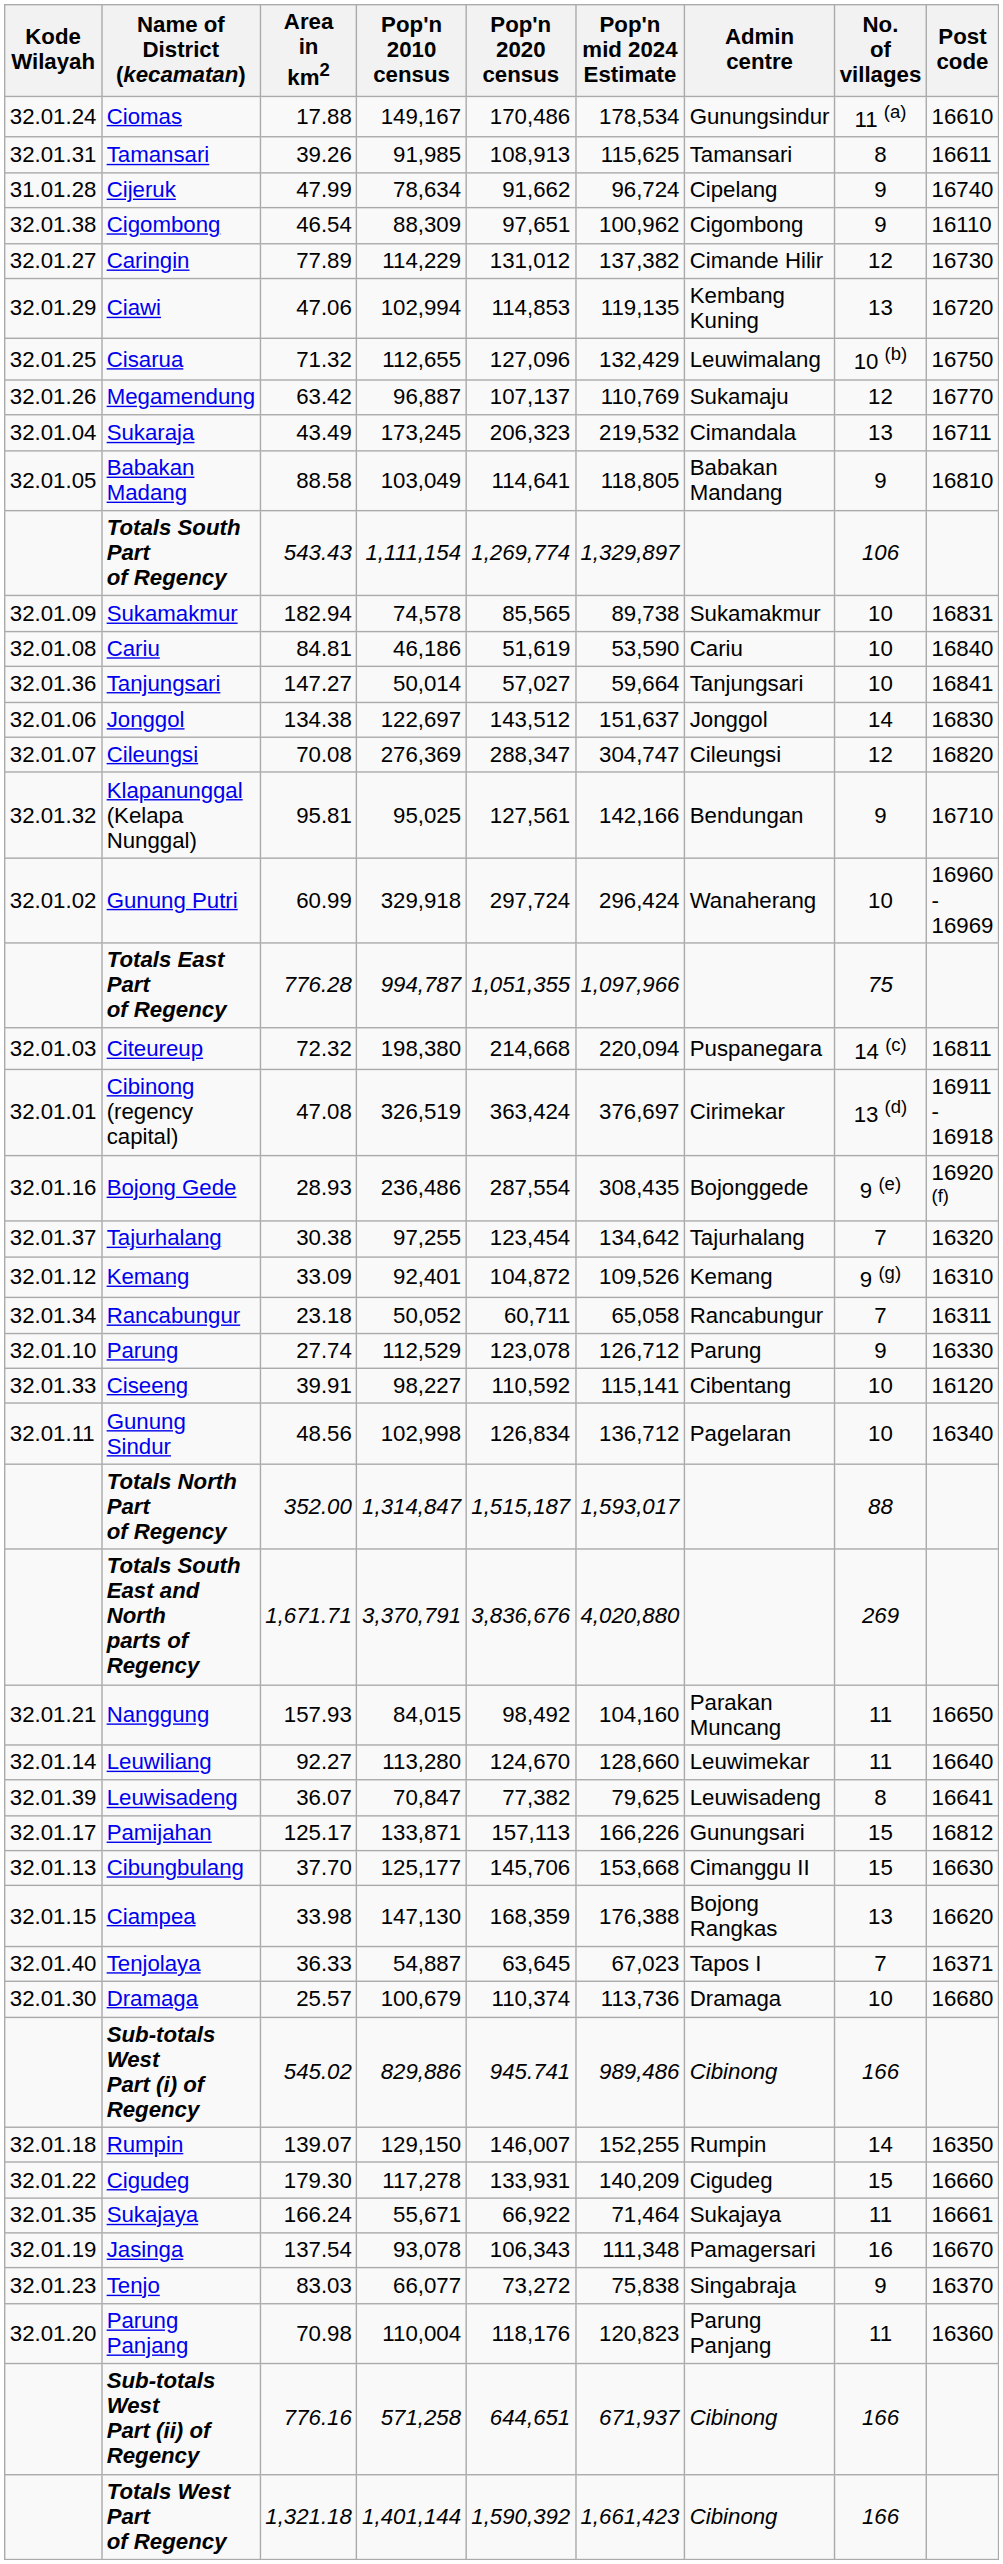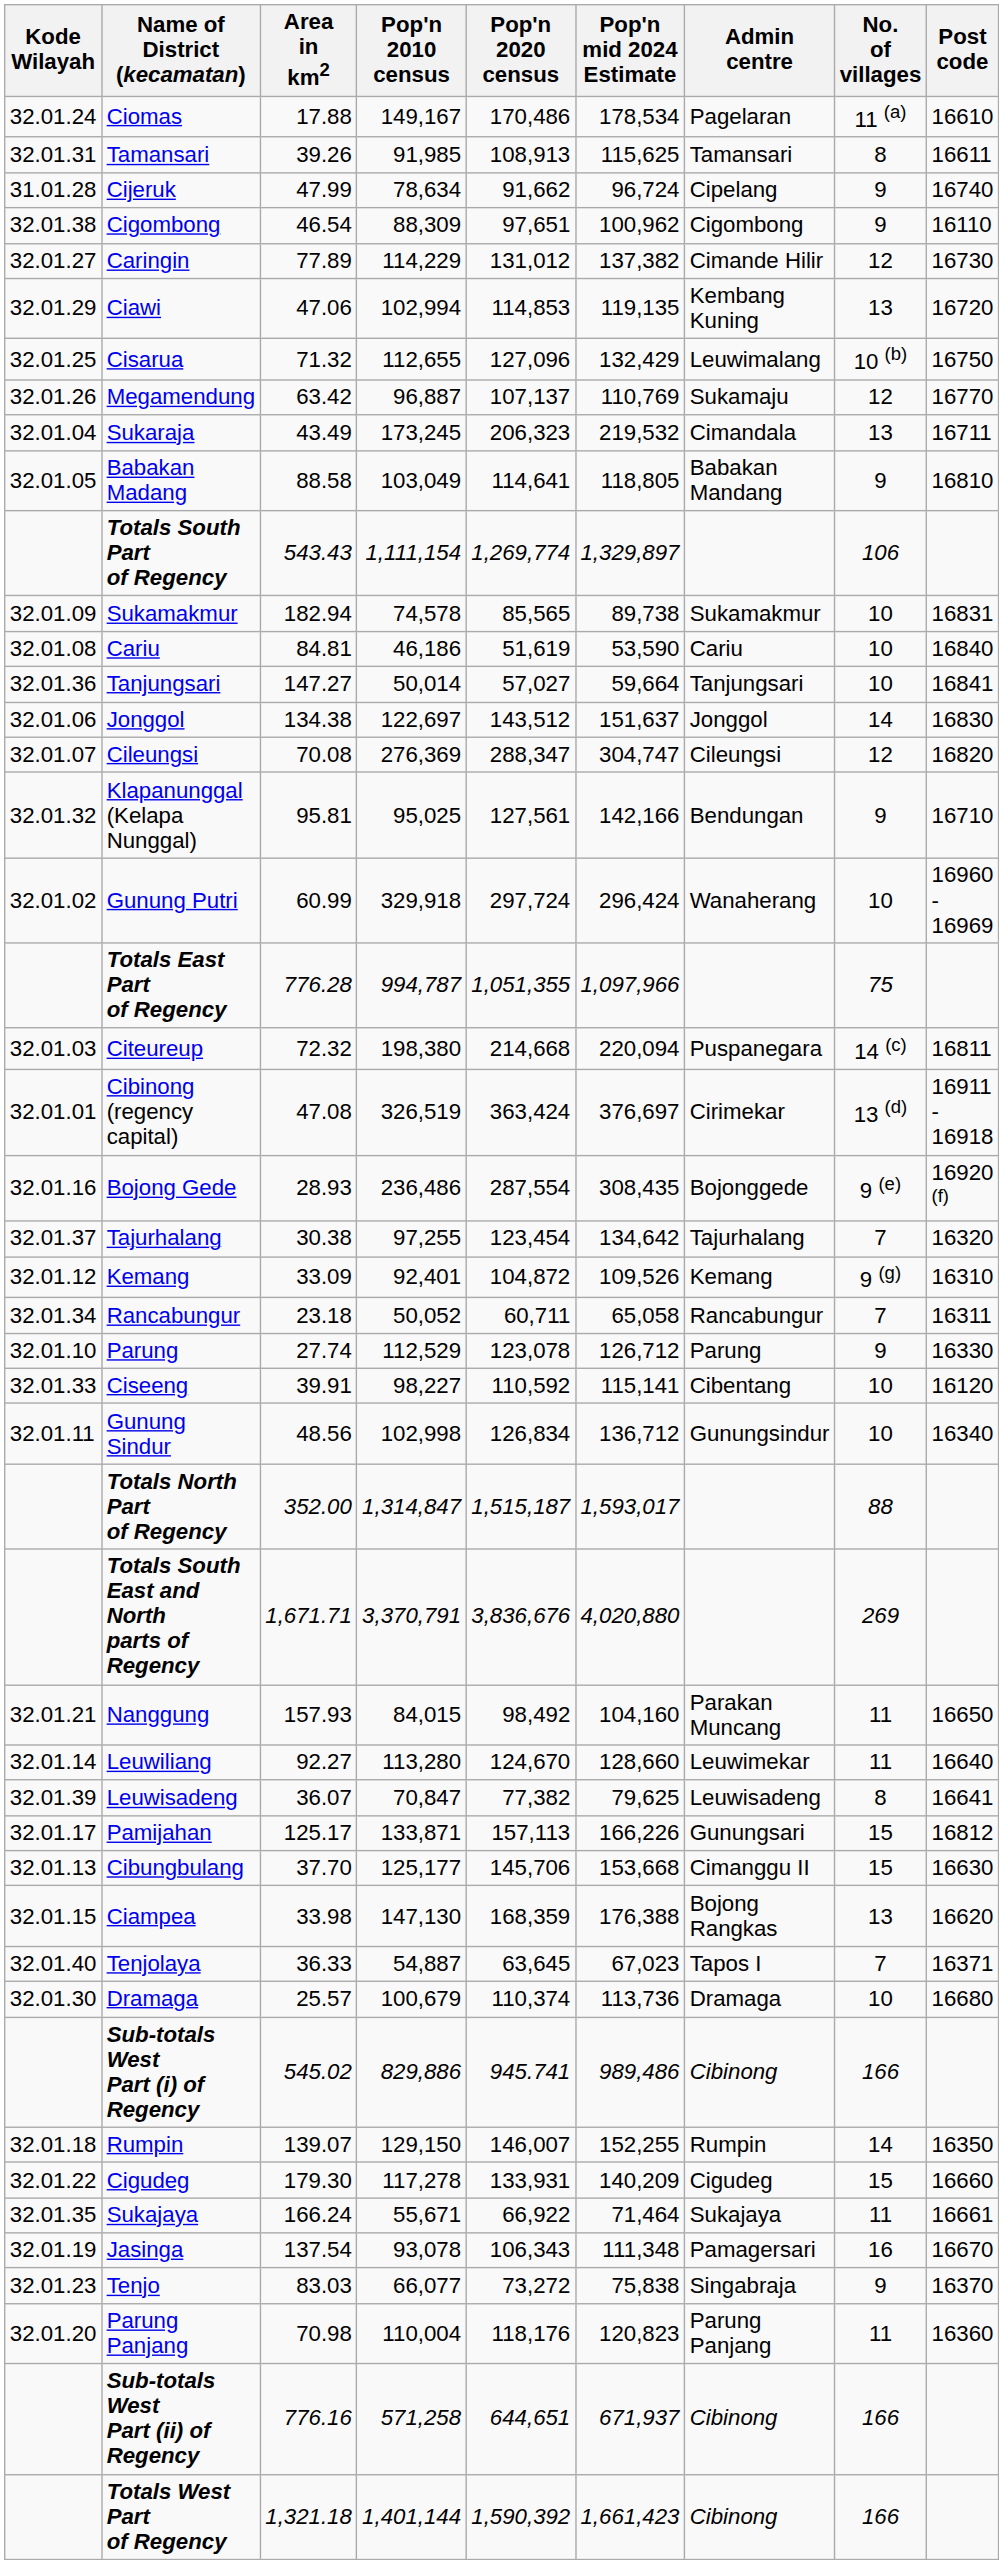(760, 116) Gunungsindur -> (740, 116) Pagelaran
(740, 1433) Pagelaran -> (760, 1433) Gunungsindur
